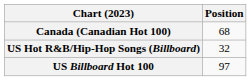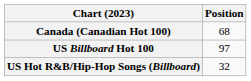rows swapped: (103, 66) <-> (103, 48)
